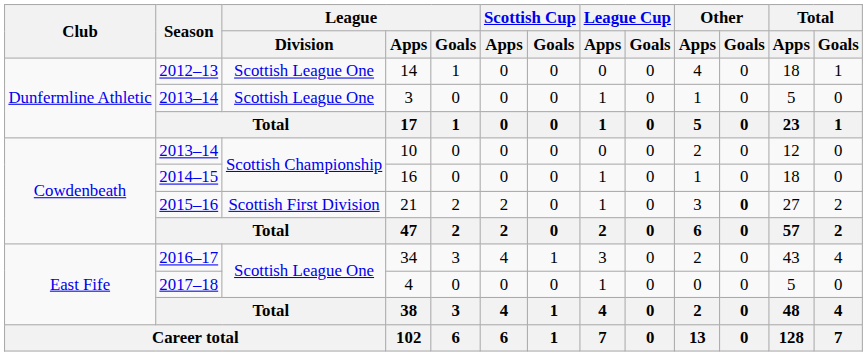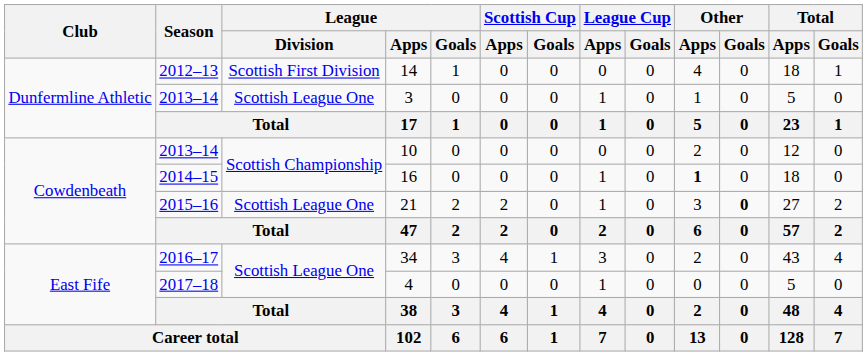(304, 71) Scottish League One -> (304, 71) Scottish First Division
(697, 177) normal -> (697, 177) bold
(304, 204) Scottish First Division -> (304, 204) Scottish League One
